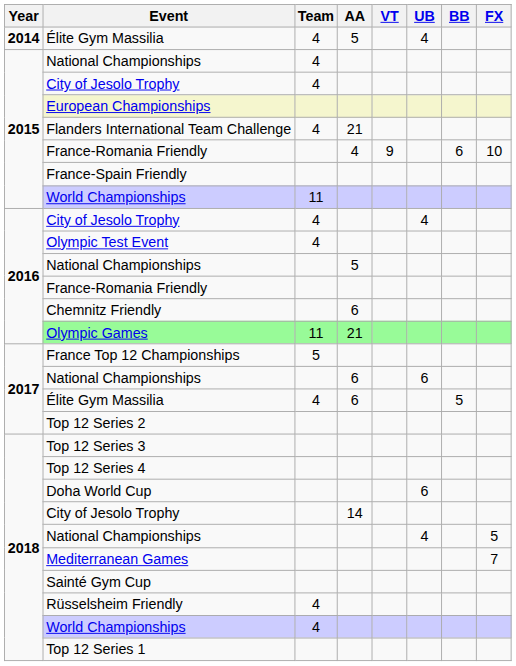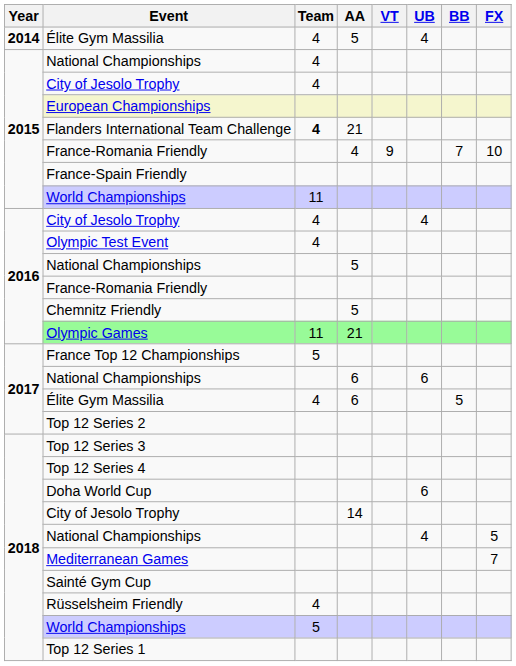(316, 129) normal -> (316, 129) bold
(459, 152) 6 -> (459, 152) 7
(355, 310) 6 -> (355, 310) 5
(316, 627) 4 -> (316, 627) 5
